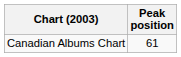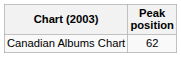(152, 43) 61 -> (152, 43) 62
